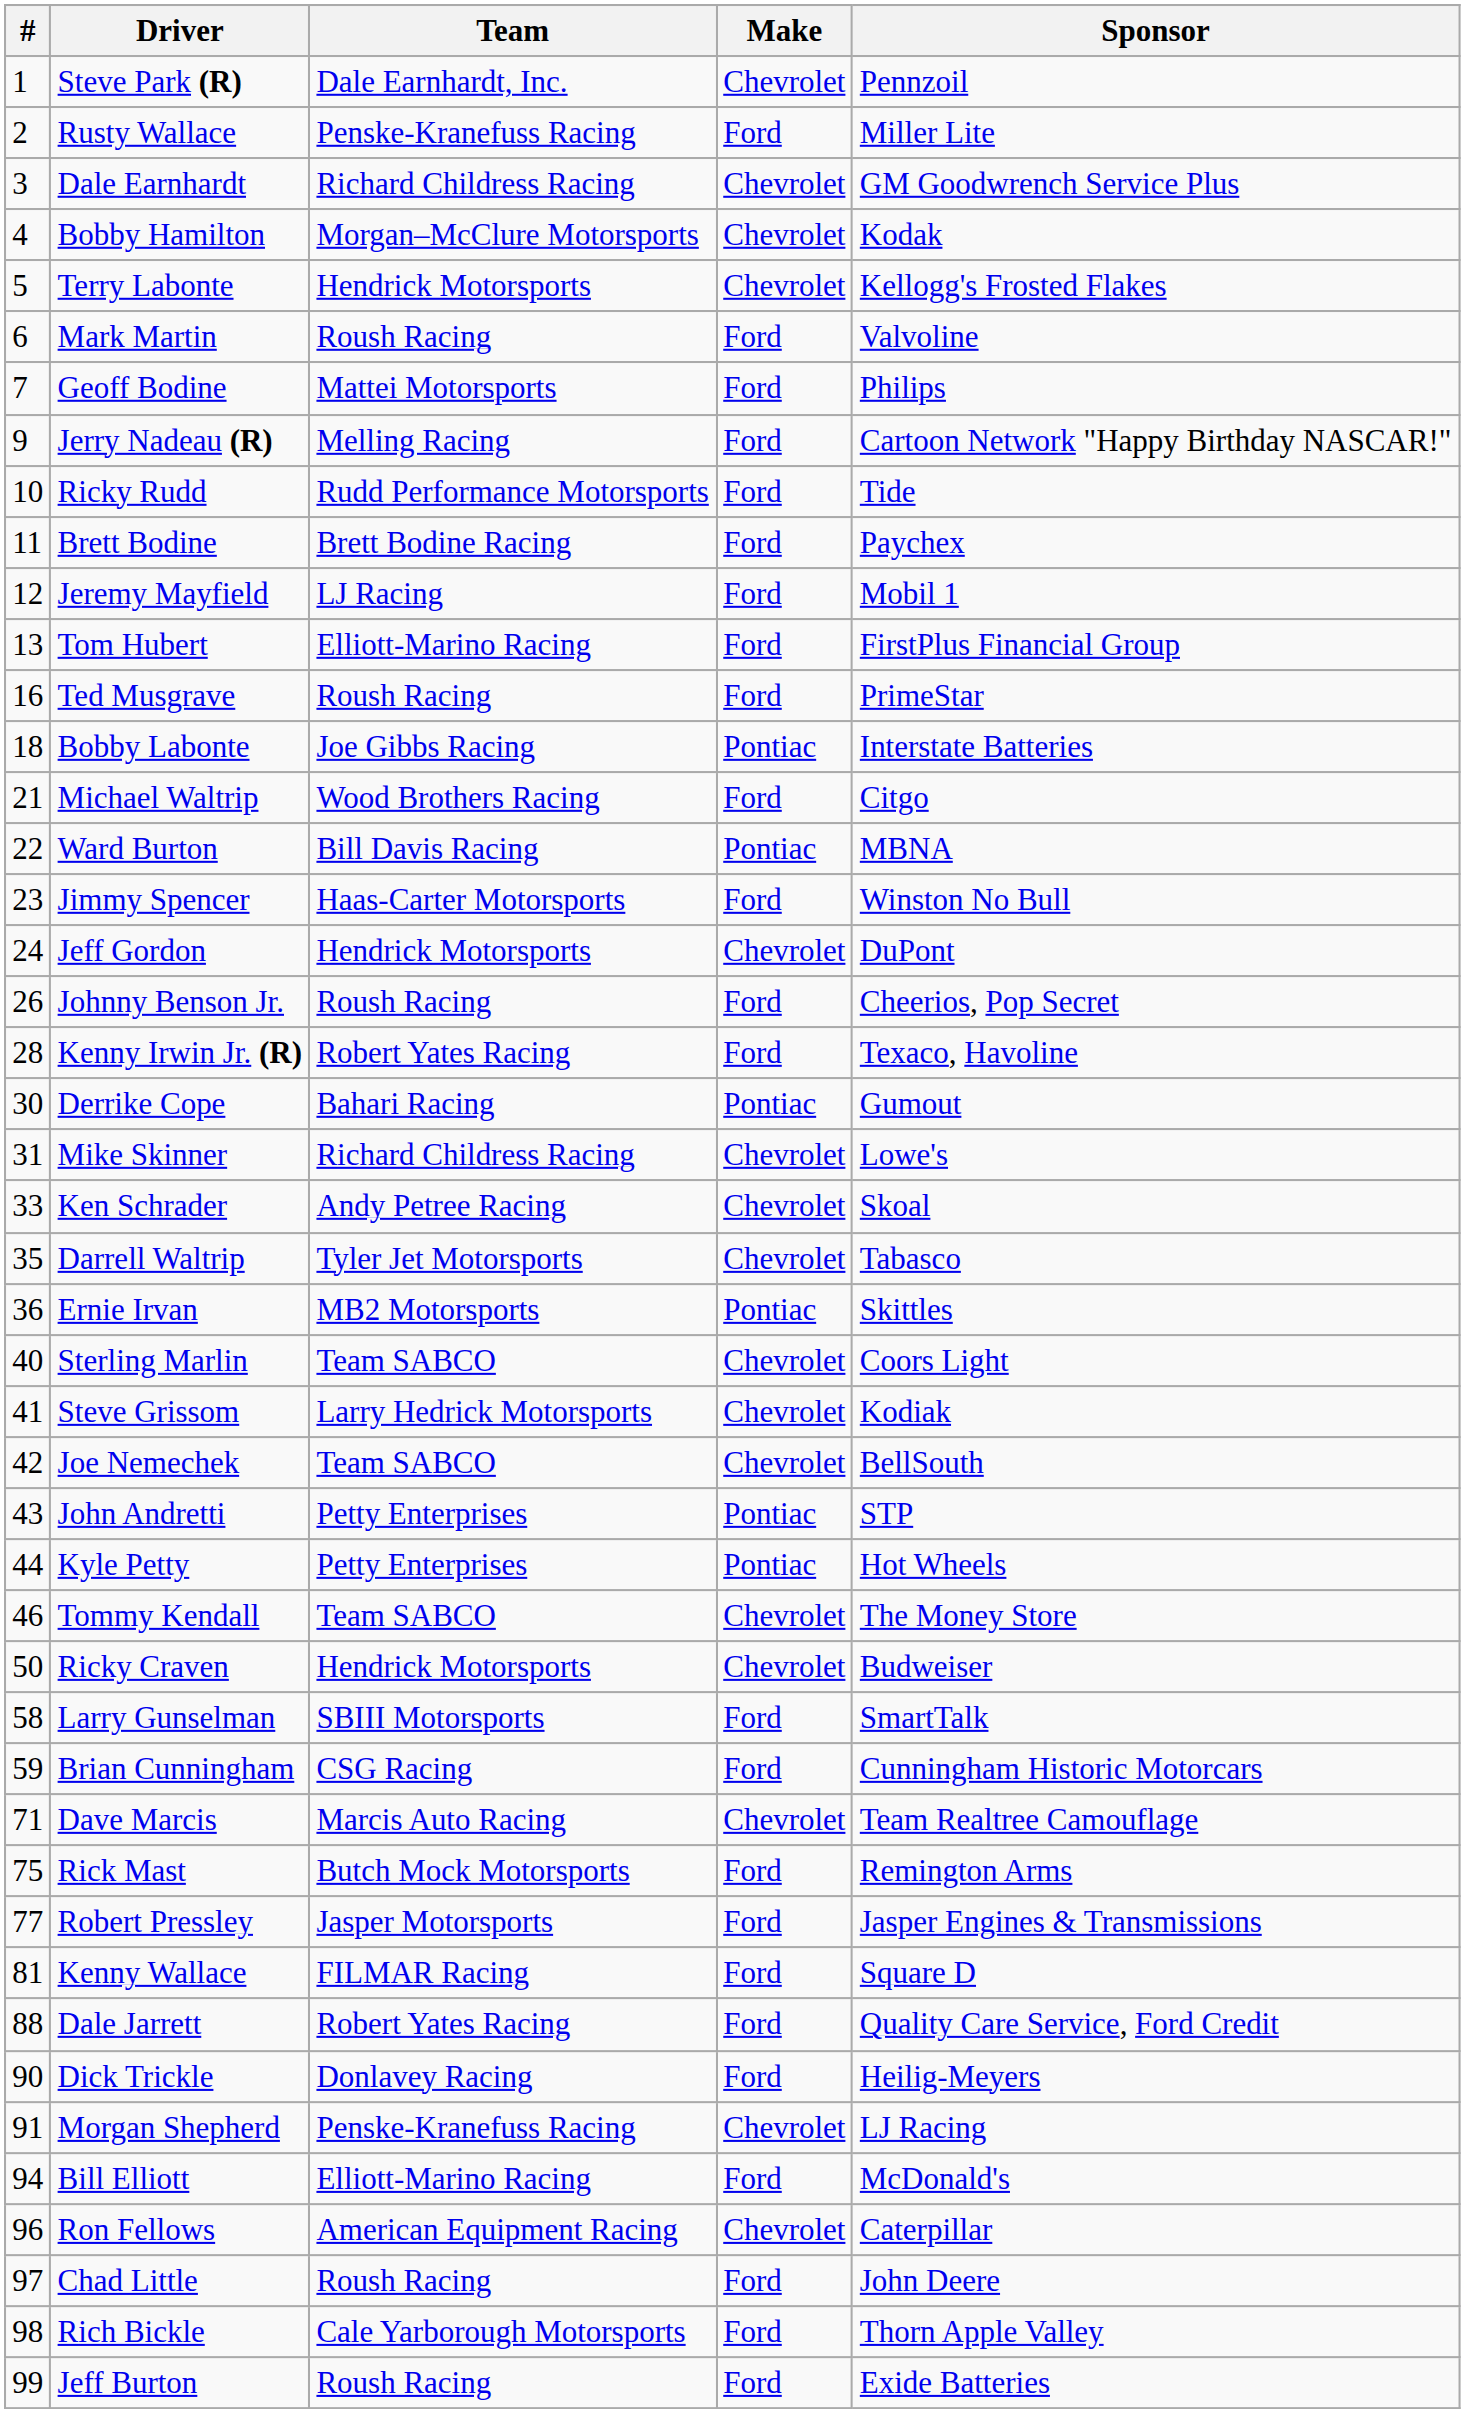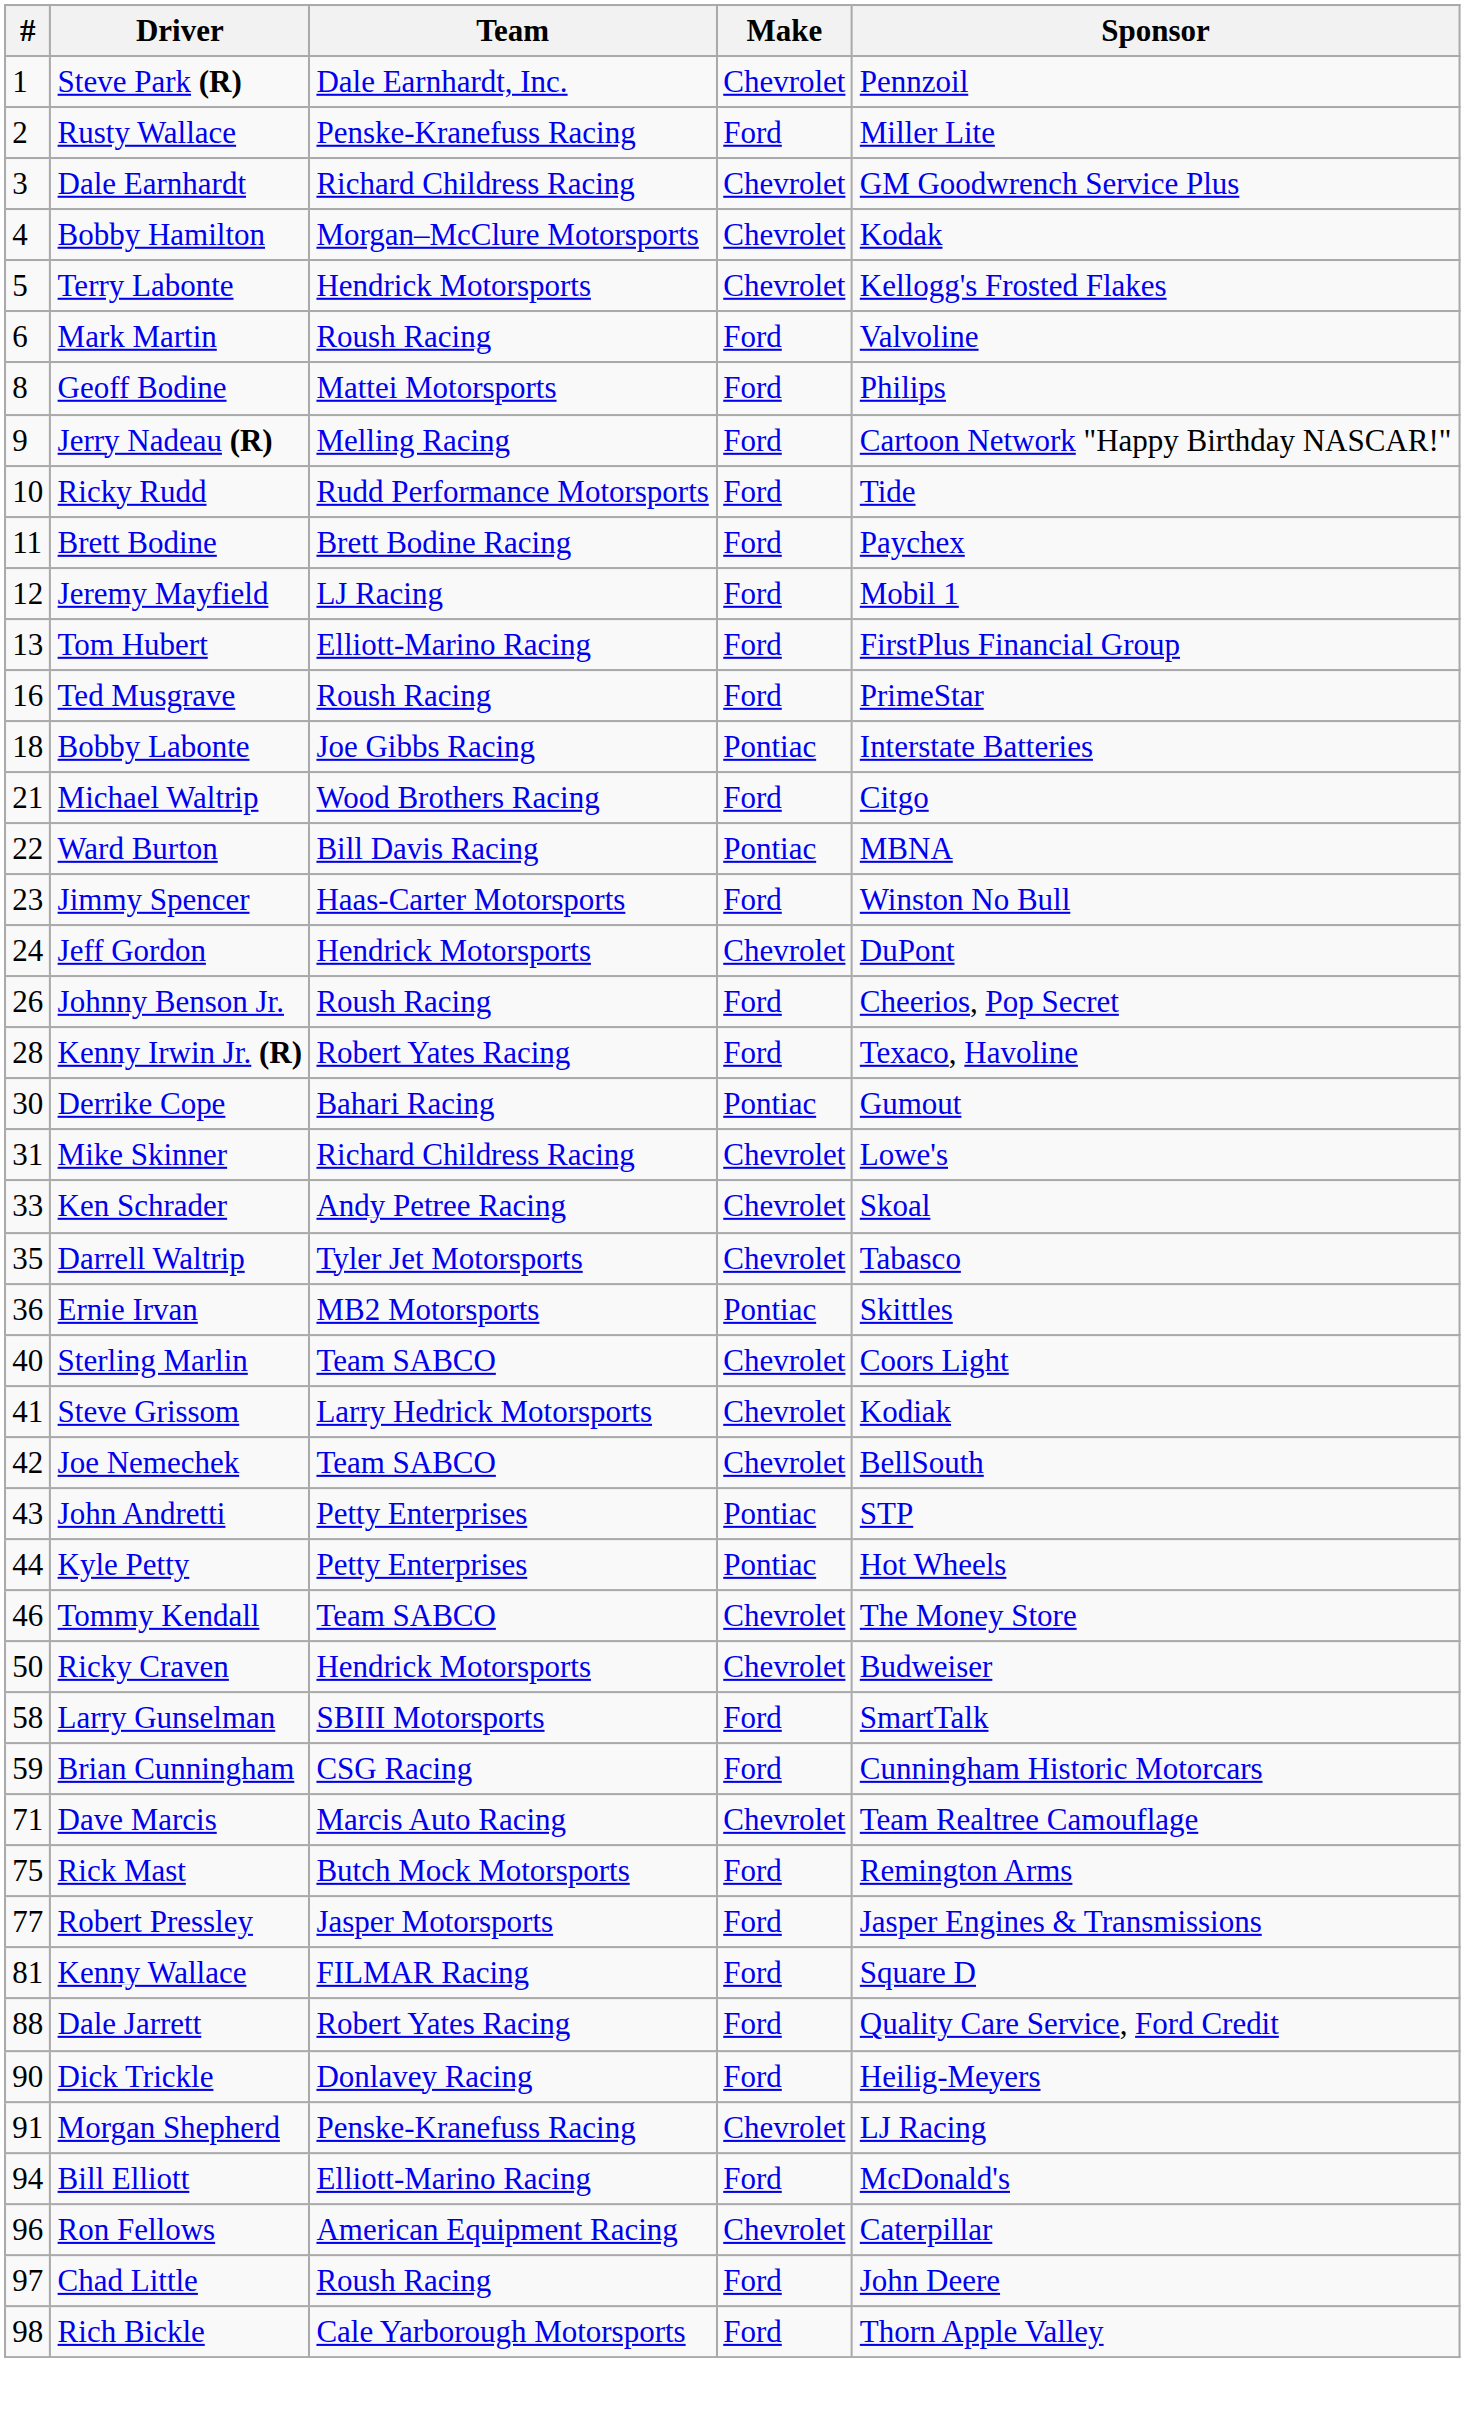(20, 388) 7 -> (20, 388) 8
- row: (127, 2382)
